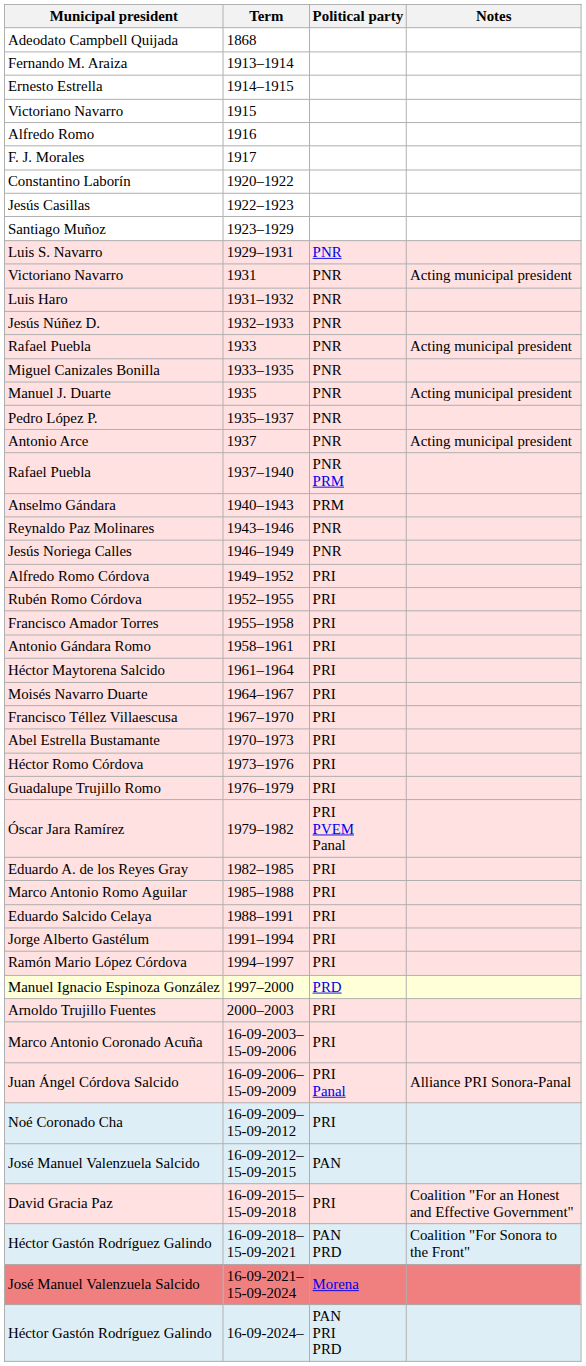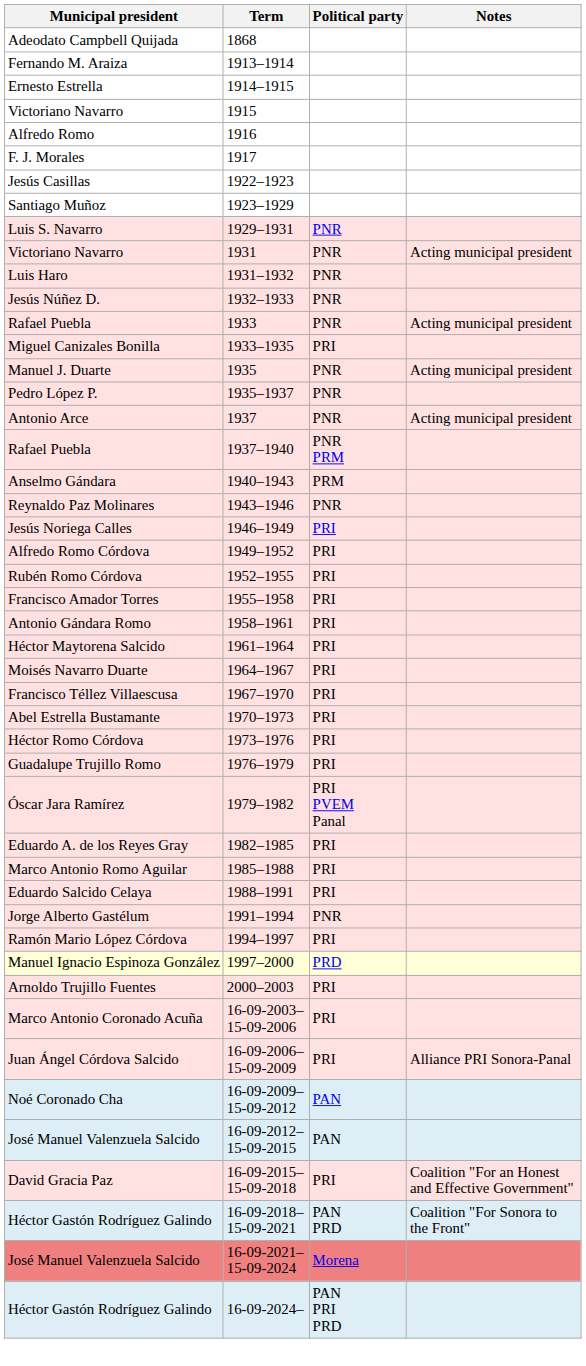- row: (69, 181)
(327, 370) PNR -> (324, 346) PRI
(327, 552) PNR -> (324, 528) PRI
(324, 939) PRI -> (327, 916) PNR
(329, 1082) PRI Panal -> (324, 1059) PRI
(324, 1123) PRI -> (327, 1099) PAN
